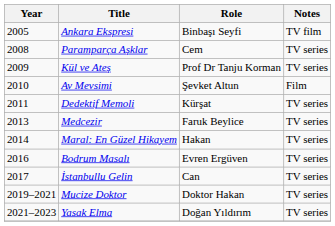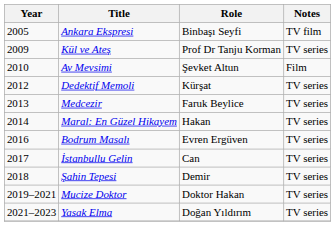- row: (104, 49)
(18, 103) 2011 -> (18, 85) 2012
+ row: (89, 176)
